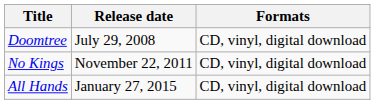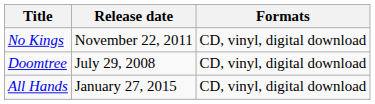rows swapped: (37, 39) <-> (36, 63)
